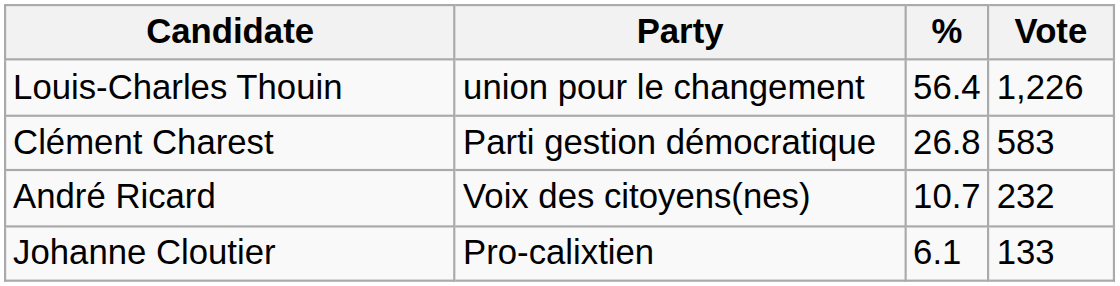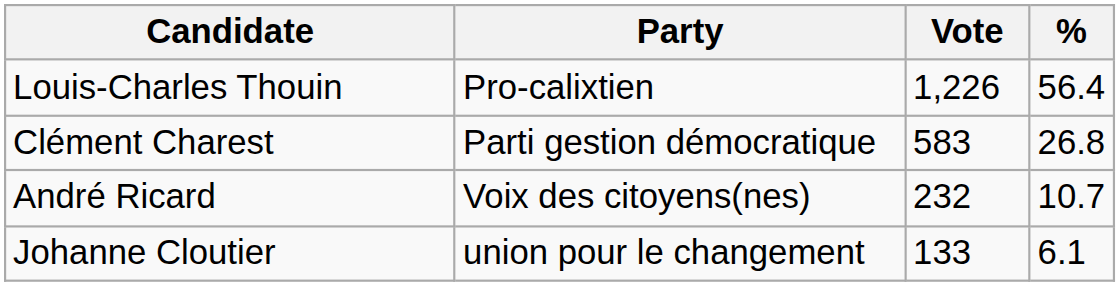columns swapped: (1051, 32) <-> (947, 32)
(664, 87) union pour le changement -> (559, 87) Pro-calixtien
(559, 252) Pro-calixtien -> (664, 252) union pour le changement
